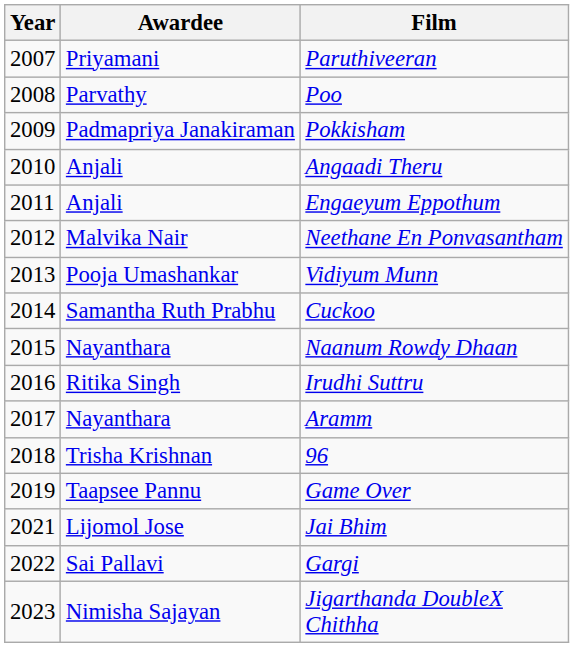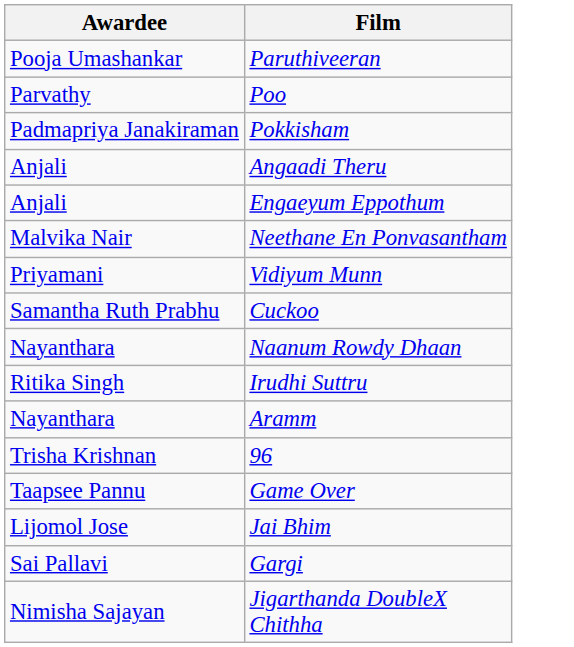- column: (33, 22)
(113, 58) Priyamani -> (96, 58) Pooja Umashankar
(152, 274) Pooja Umashankar -> (57, 274) Priyamani
